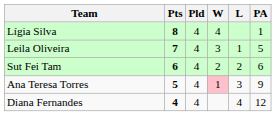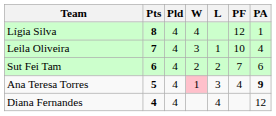+ column: (239, 13)
(261, 48) 5 -> (261, 48) 4
(261, 84) normal -> (261, 84) bold
